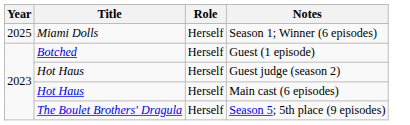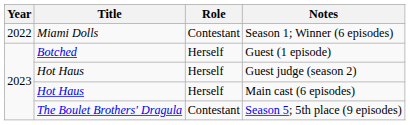(19, 33) 2025 -> (19, 33) 2022
(206, 33) Herself -> (214, 33) Contestant
(206, 110) Herself -> (214, 110) Contestant
